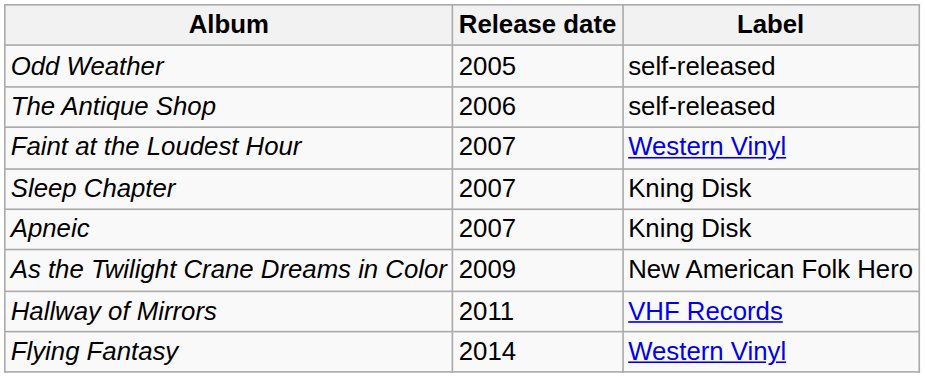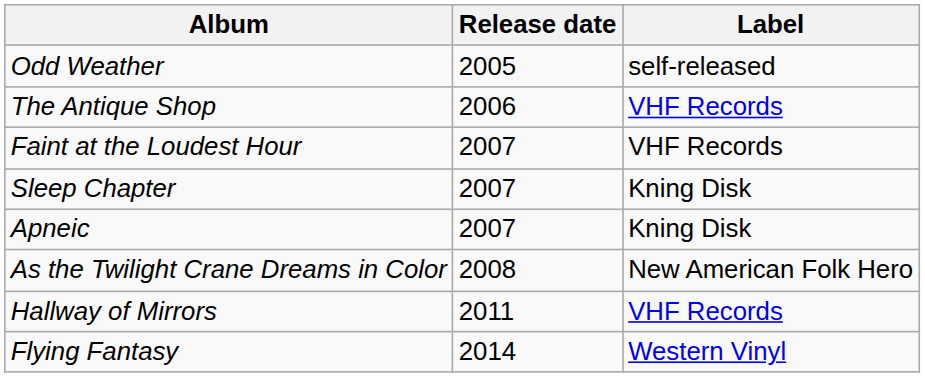(702, 106) self-released -> (705, 106) VHF Records
(707, 147) Western Vinyl -> (705, 147) VHF Records
(487, 270) 2009 -> (487, 270) 2008
